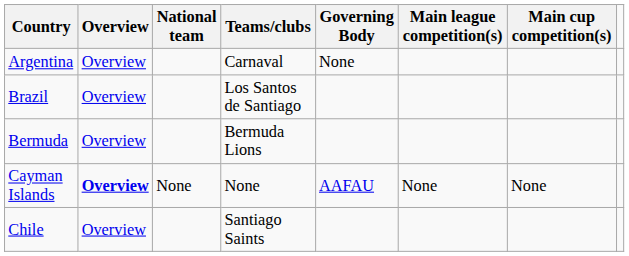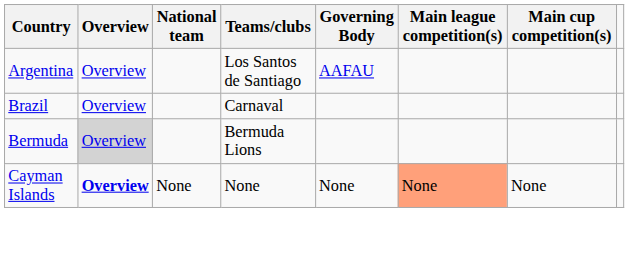(254, 61) Carnaval -> (263, 70) Los Santos de Santiago
(337, 61) None -> (347, 70) AAFAU
(263, 96) Los Santos de Santiago -> (254, 105) Carnaval
(114, 140) no background -> (114, 140) lightgrey background
(347, 185) AAFAU -> (337, 185) None
(419, 185) no background -> (419, 185) lightsalmon background
- row: (26, 229)
